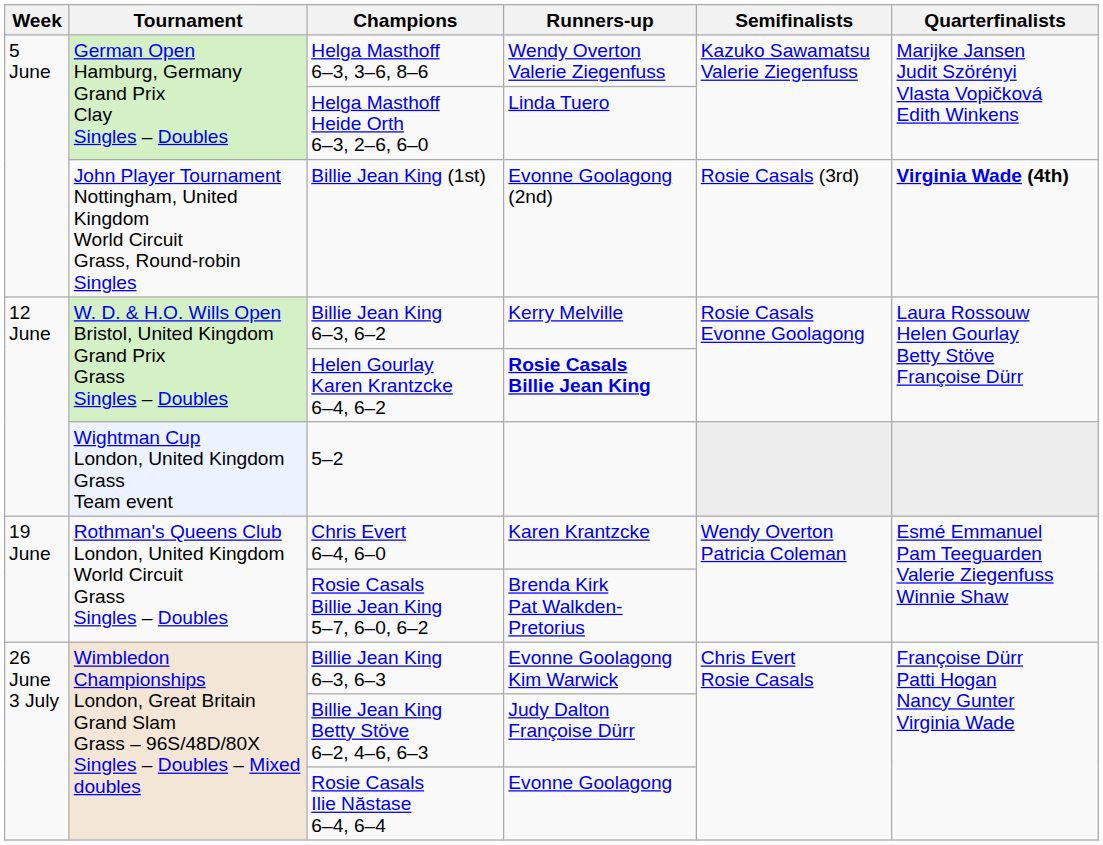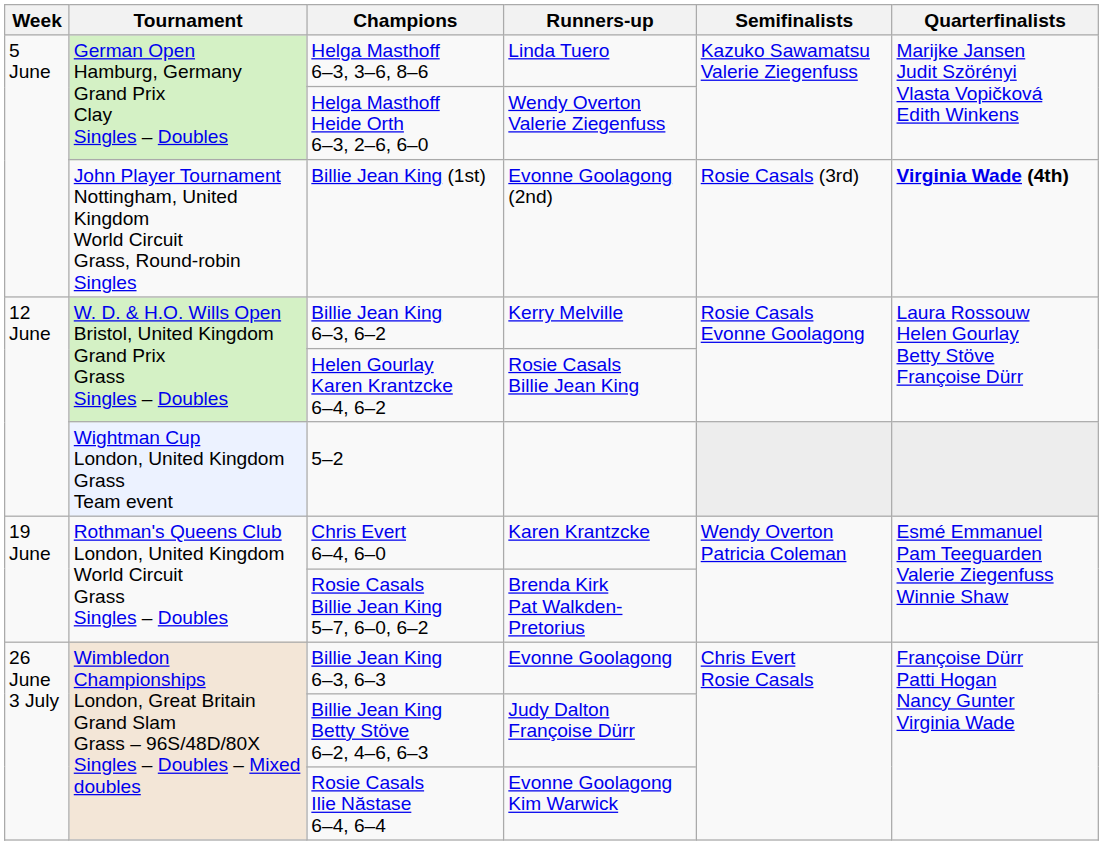(587, 61) Wendy Overton Valerie Ziegenfuss -> (559, 50) Linda Tuero
(559, 102) Linda Tuero -> (587, 113) Wendy Overton Valerie Ziegenfuss
(580, 375) bold -> (574, 375) normal
(590, 668) Evonne Goolagong Kim Warwick -> (590, 657) Evonne Goolagong
(590, 782) Evonne Goolagong -> (590, 793) Evonne Goolagong Kim Warwick
